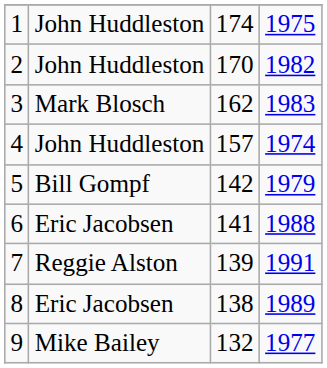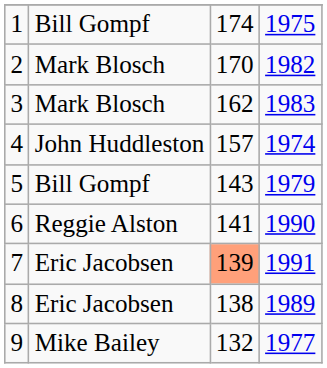(119, 24) John Huddleston -> (92, 24) Bill Gompf
(119, 64) John Huddleston -> (100, 64) Mark Blosch
(235, 183) 142 -> (235, 183) 143
(104, 223) Eric Jacobsen -> (106, 223) Reggie Alston
(290, 223) 1988 -> (290, 223) 1990
(106, 263) Reggie Alston -> (104, 263) Eric Jacobsen
(235, 263) no background -> (235, 263) lightsalmon background
